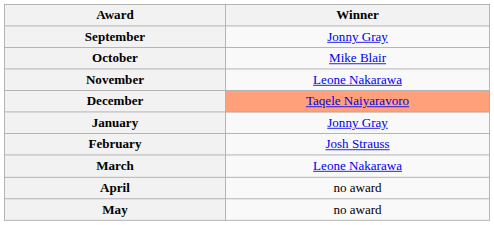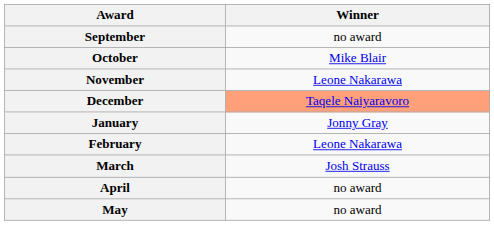(358, 37) Jonny Gray -> (358, 37) no award
(358, 144) Josh Strauss -> (358, 144) Leone Nakarawa
(358, 166) Leone Nakarawa -> (358, 166) Josh Strauss
